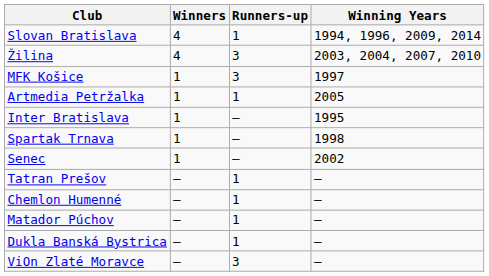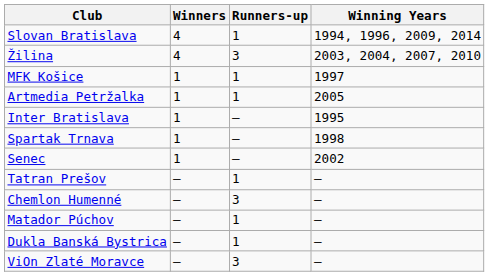(236, 76) 3 -> (236, 76) 1
(236, 200) 1 -> (236, 200) 3
